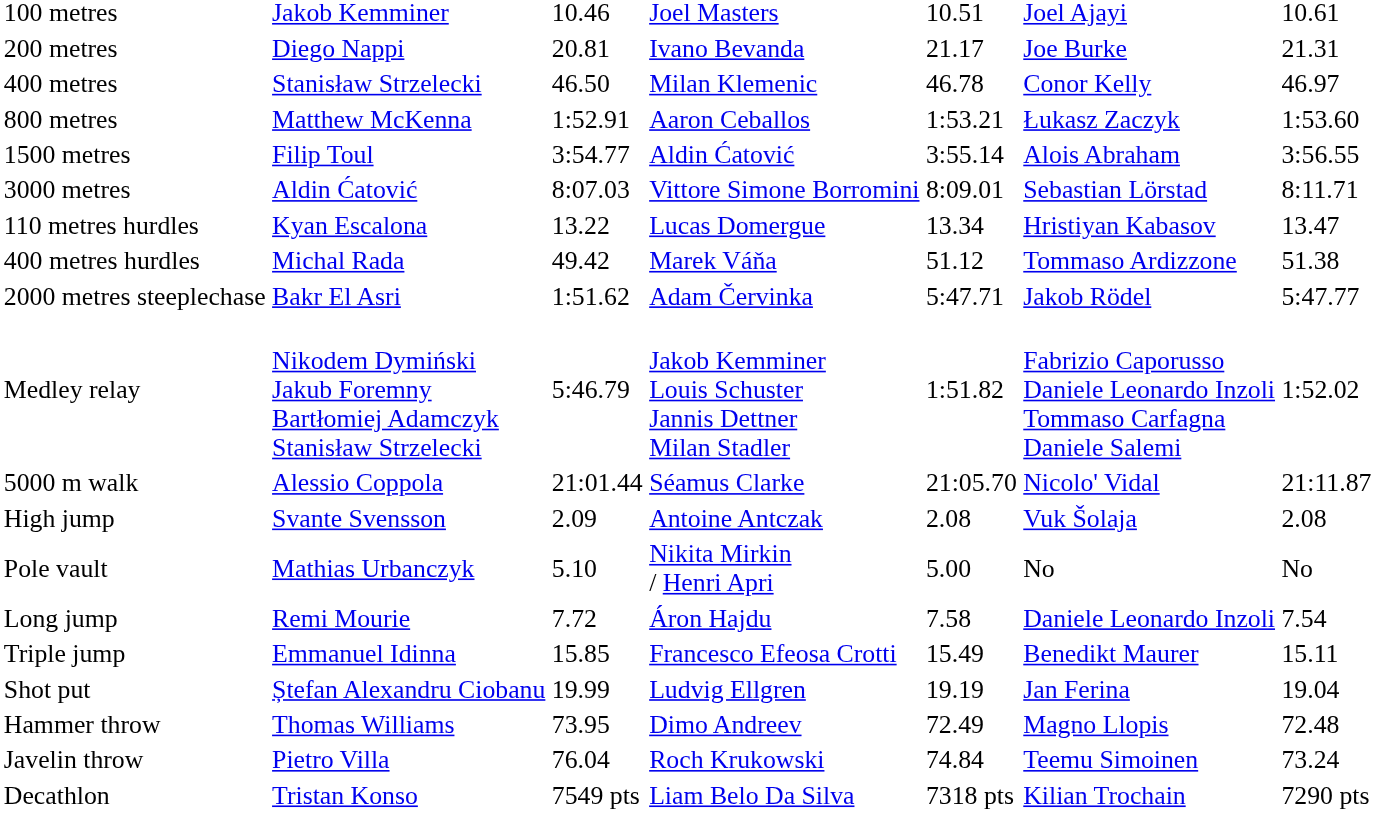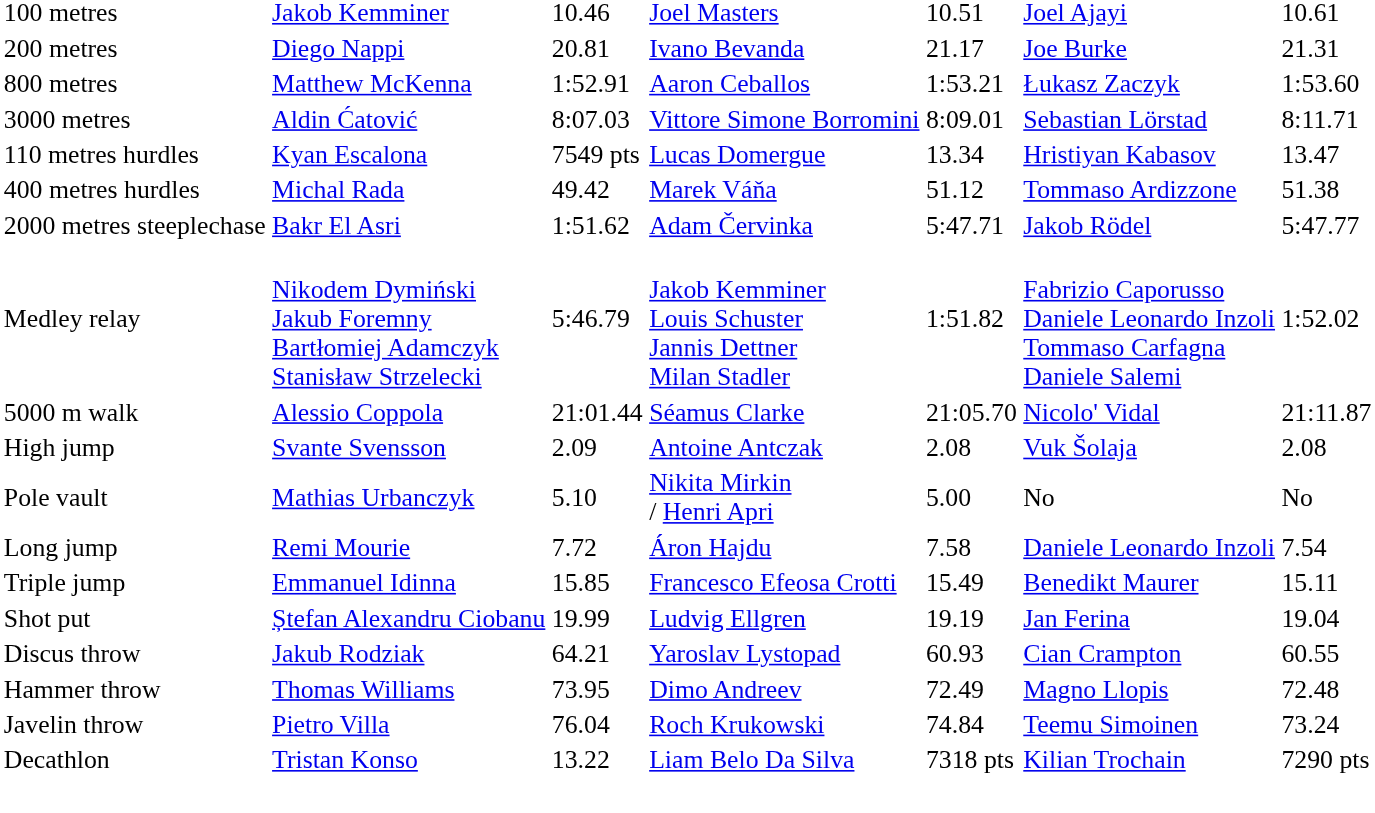- row: (61, 83)
- row: (67, 154)
(581, 225) 13.22 -> (596, 154) 7549 pts
+ row: (72, 653)
(596, 795) 7549 pts -> (581, 760) 13.22
